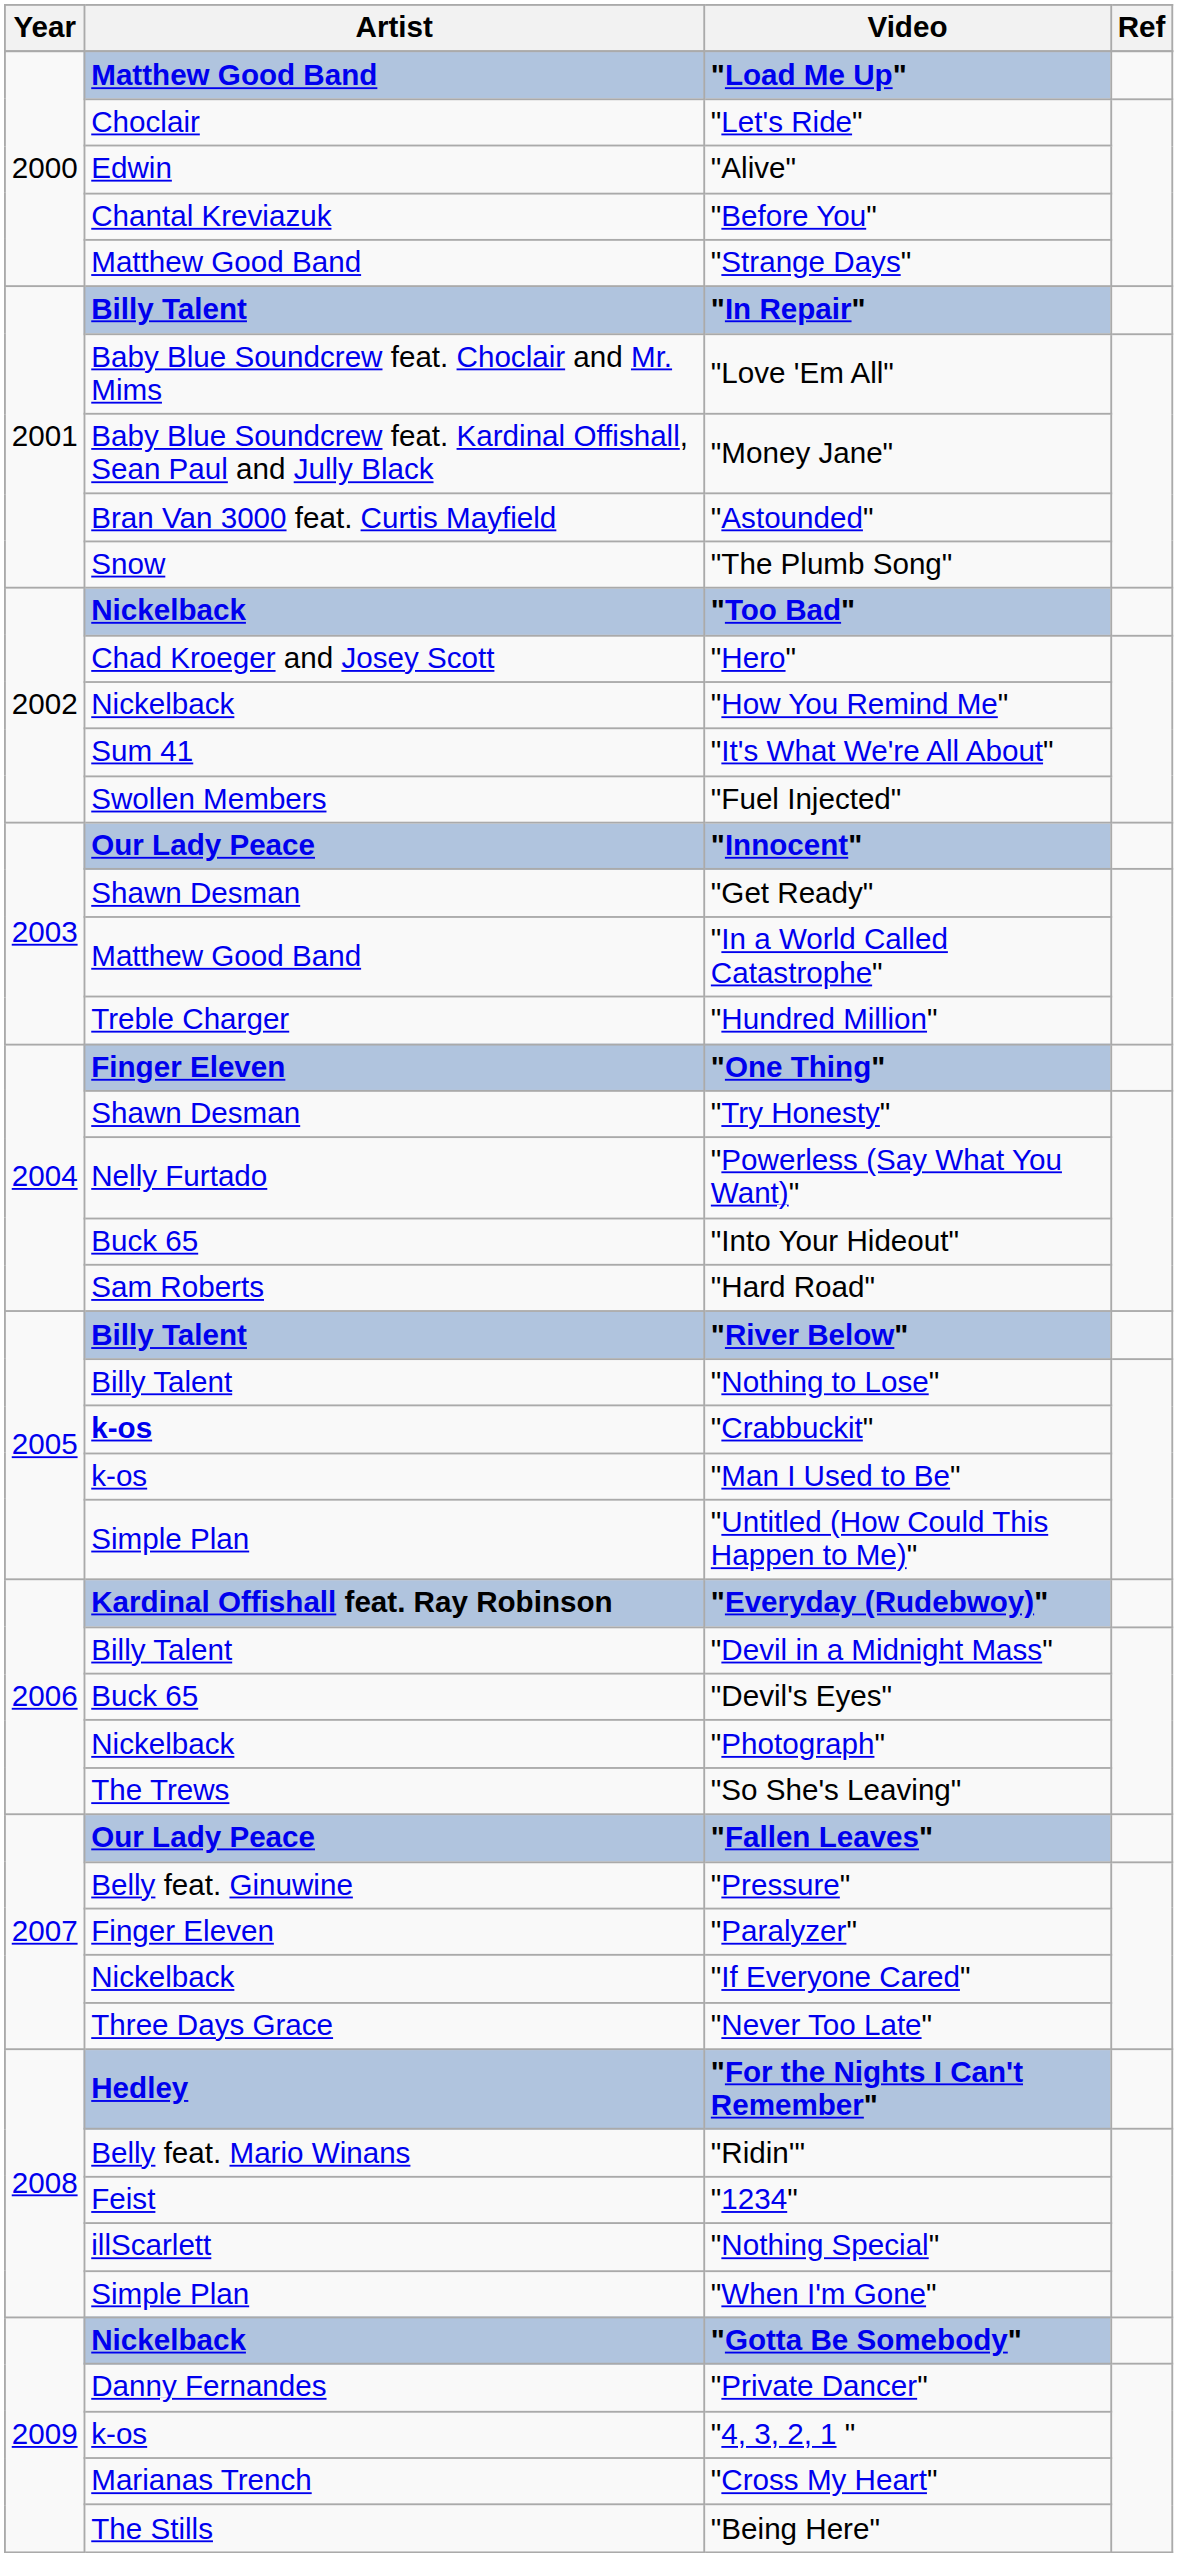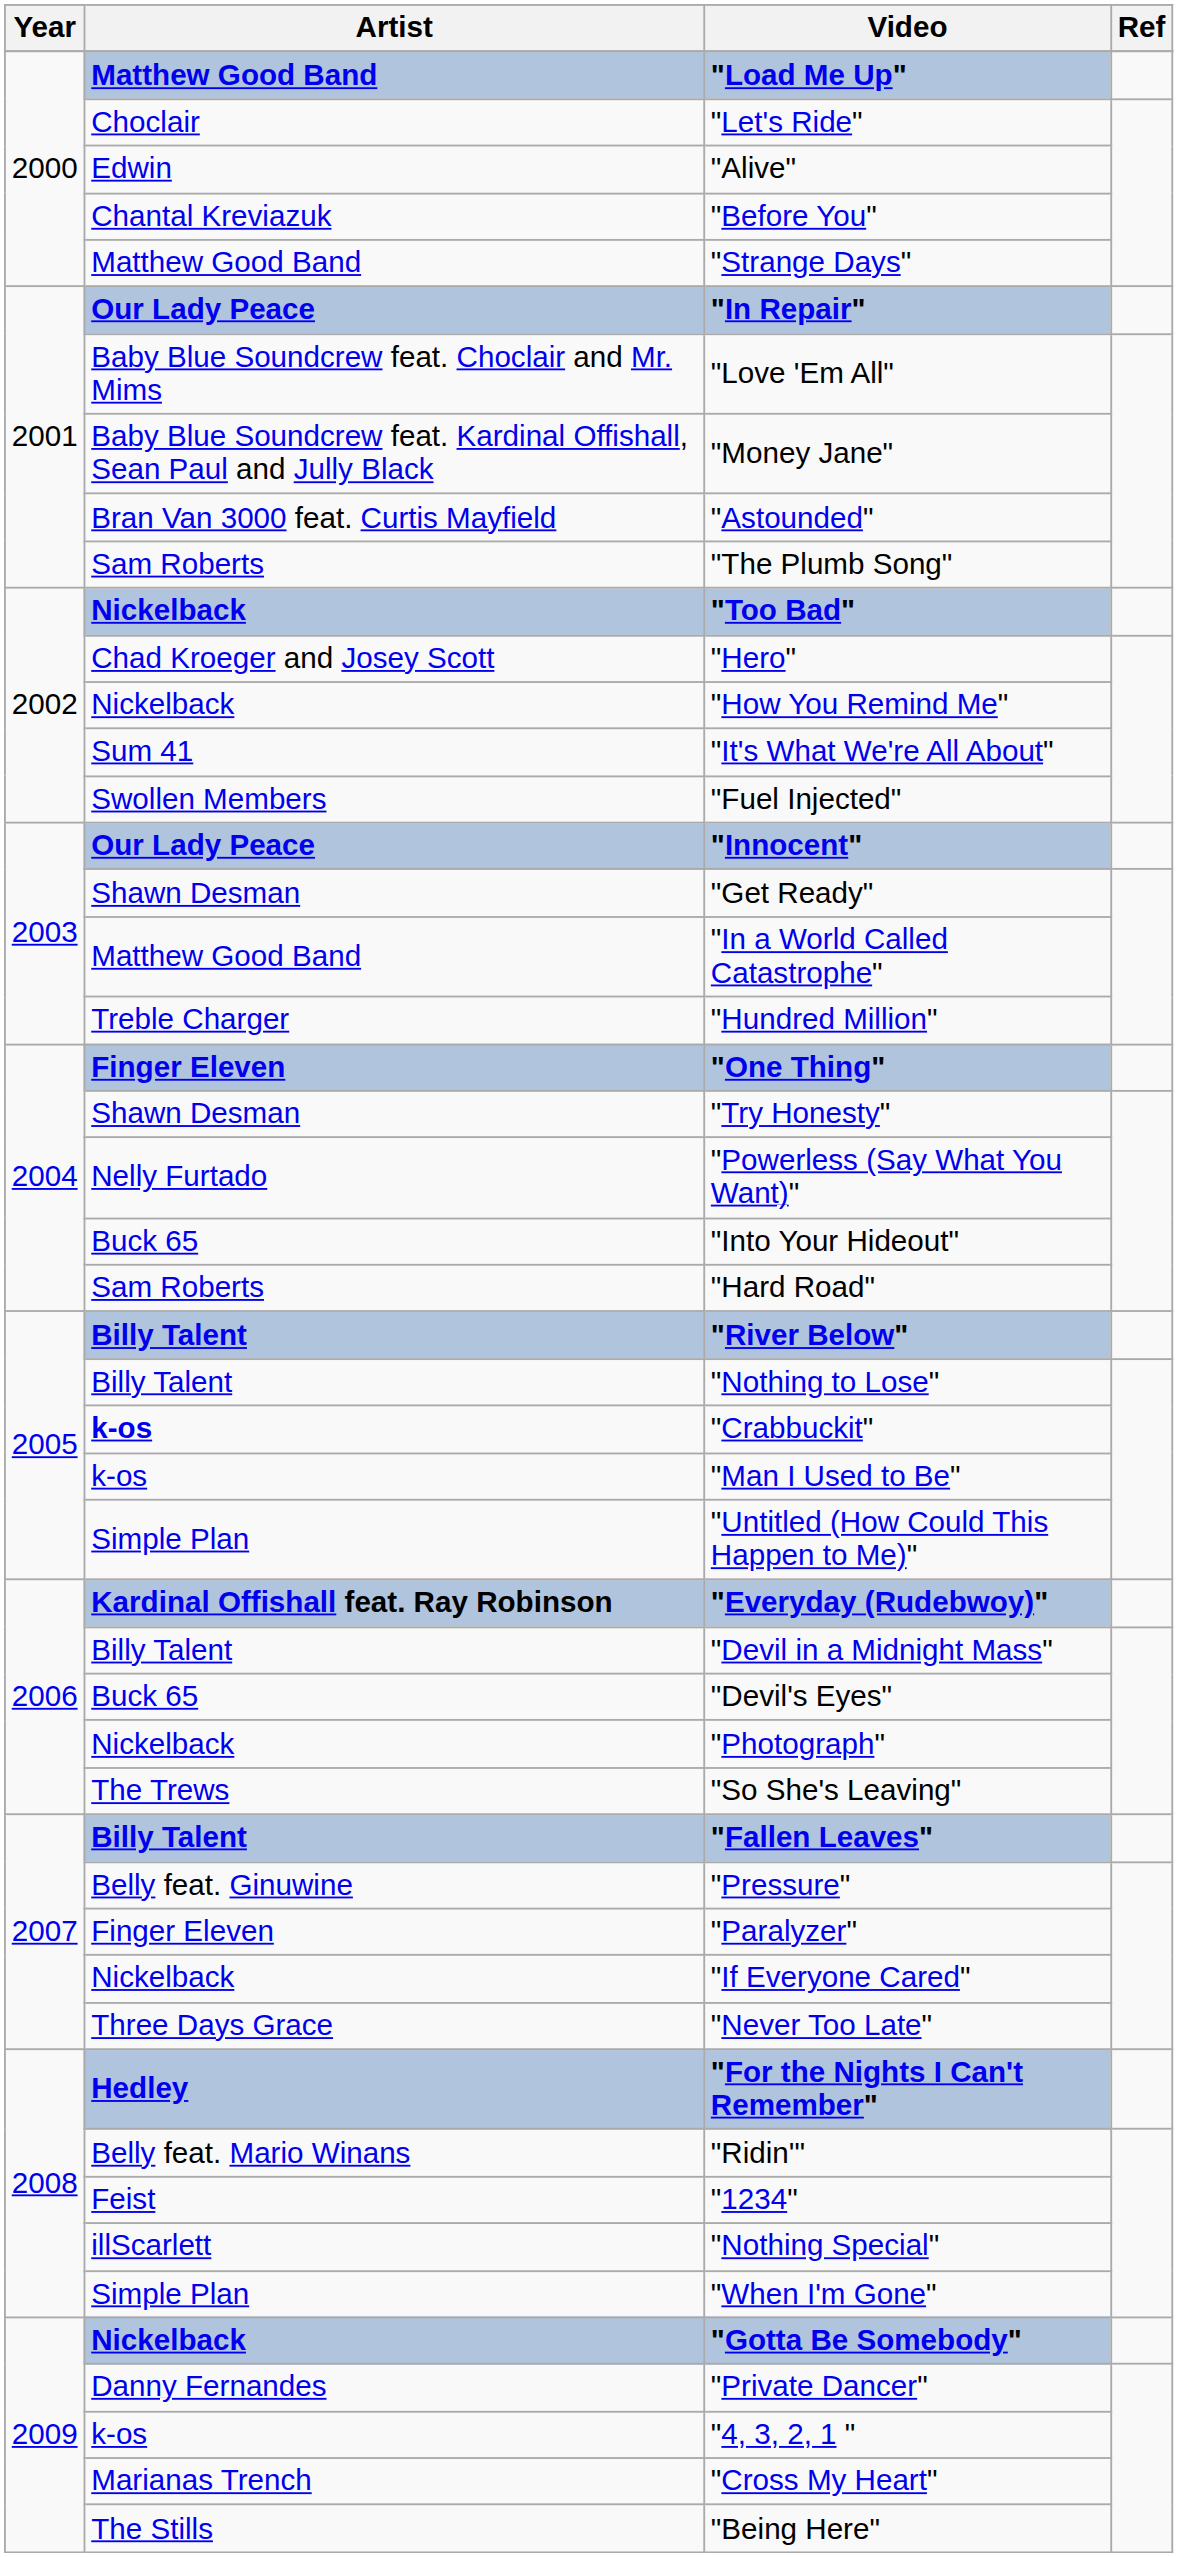(169, 309) Billy Talent -> (203, 309) Our Lady Peace
(128, 564) Snow -> (178, 564) Sam Roberts
(203, 1837) Our Lady Peace -> (169, 1837) Billy Talent
